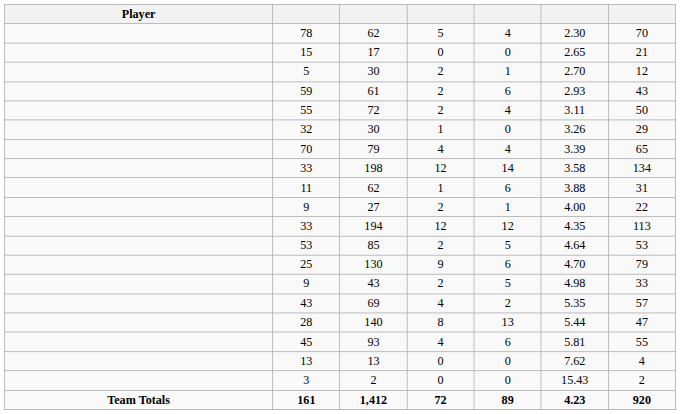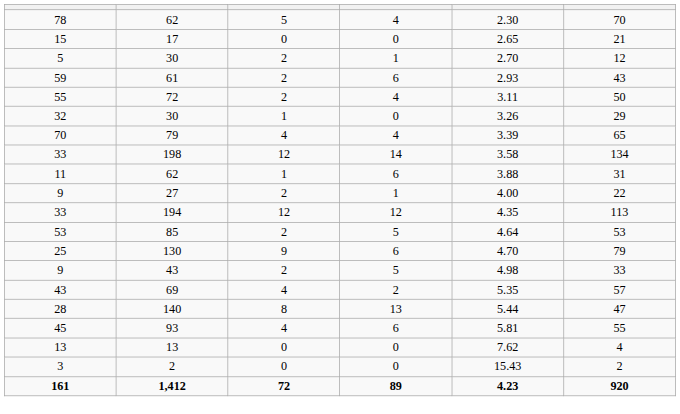- column: (139, 14)
